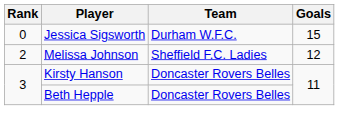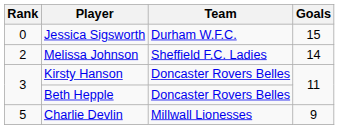(314, 54) 12 -> (314, 54) 14
+ row: (83, 114)
